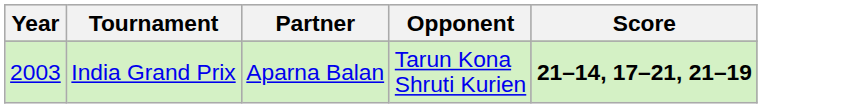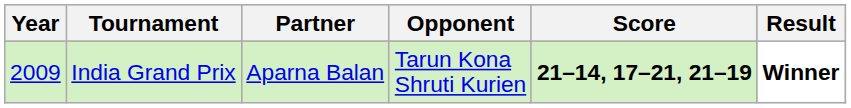+ column: (801, 23)
(35, 72) 2003 -> (35, 72) 2009
